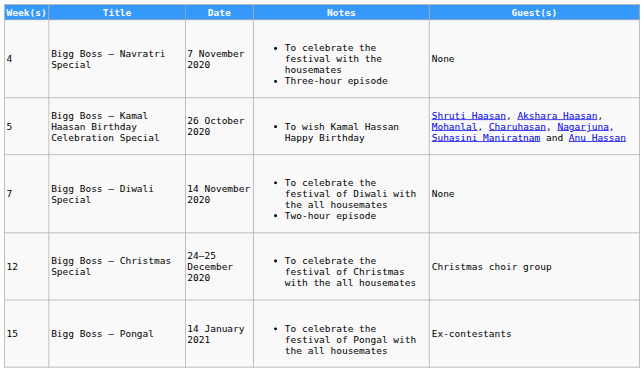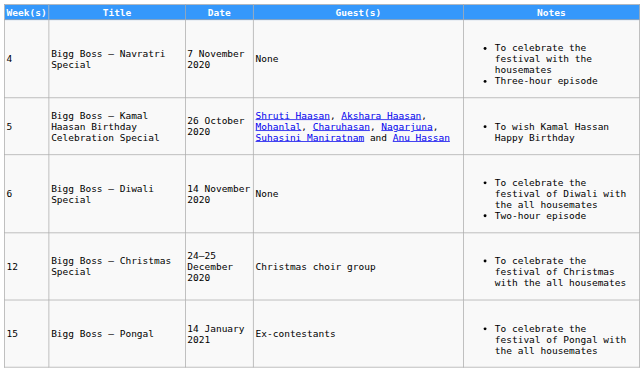columns swapped: (534, 12) <-> (341, 12)
(9, 194) 7 -> (9, 194) 6
